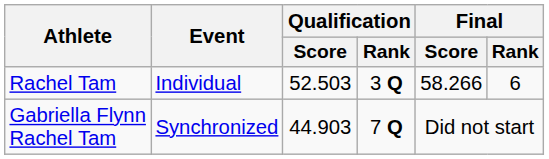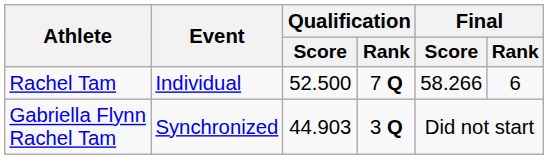(320, 83) 52.503 -> (320, 83) 52.500
(386, 83) 3 Q -> (386, 83) 7 Q
(386, 127) 7 Q -> (386, 127) 3 Q
